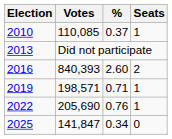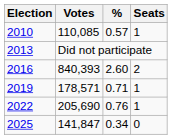(117, 32) 0.37 -> (117, 32) 0.57
(79, 87) 198,571 -> (79, 87) 178,571
